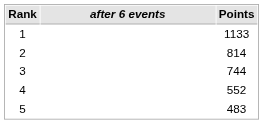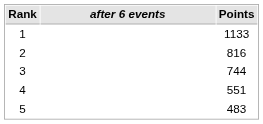(237, 53) 814 -> (237, 53) 816
(237, 90) 552 -> (237, 90) 551
